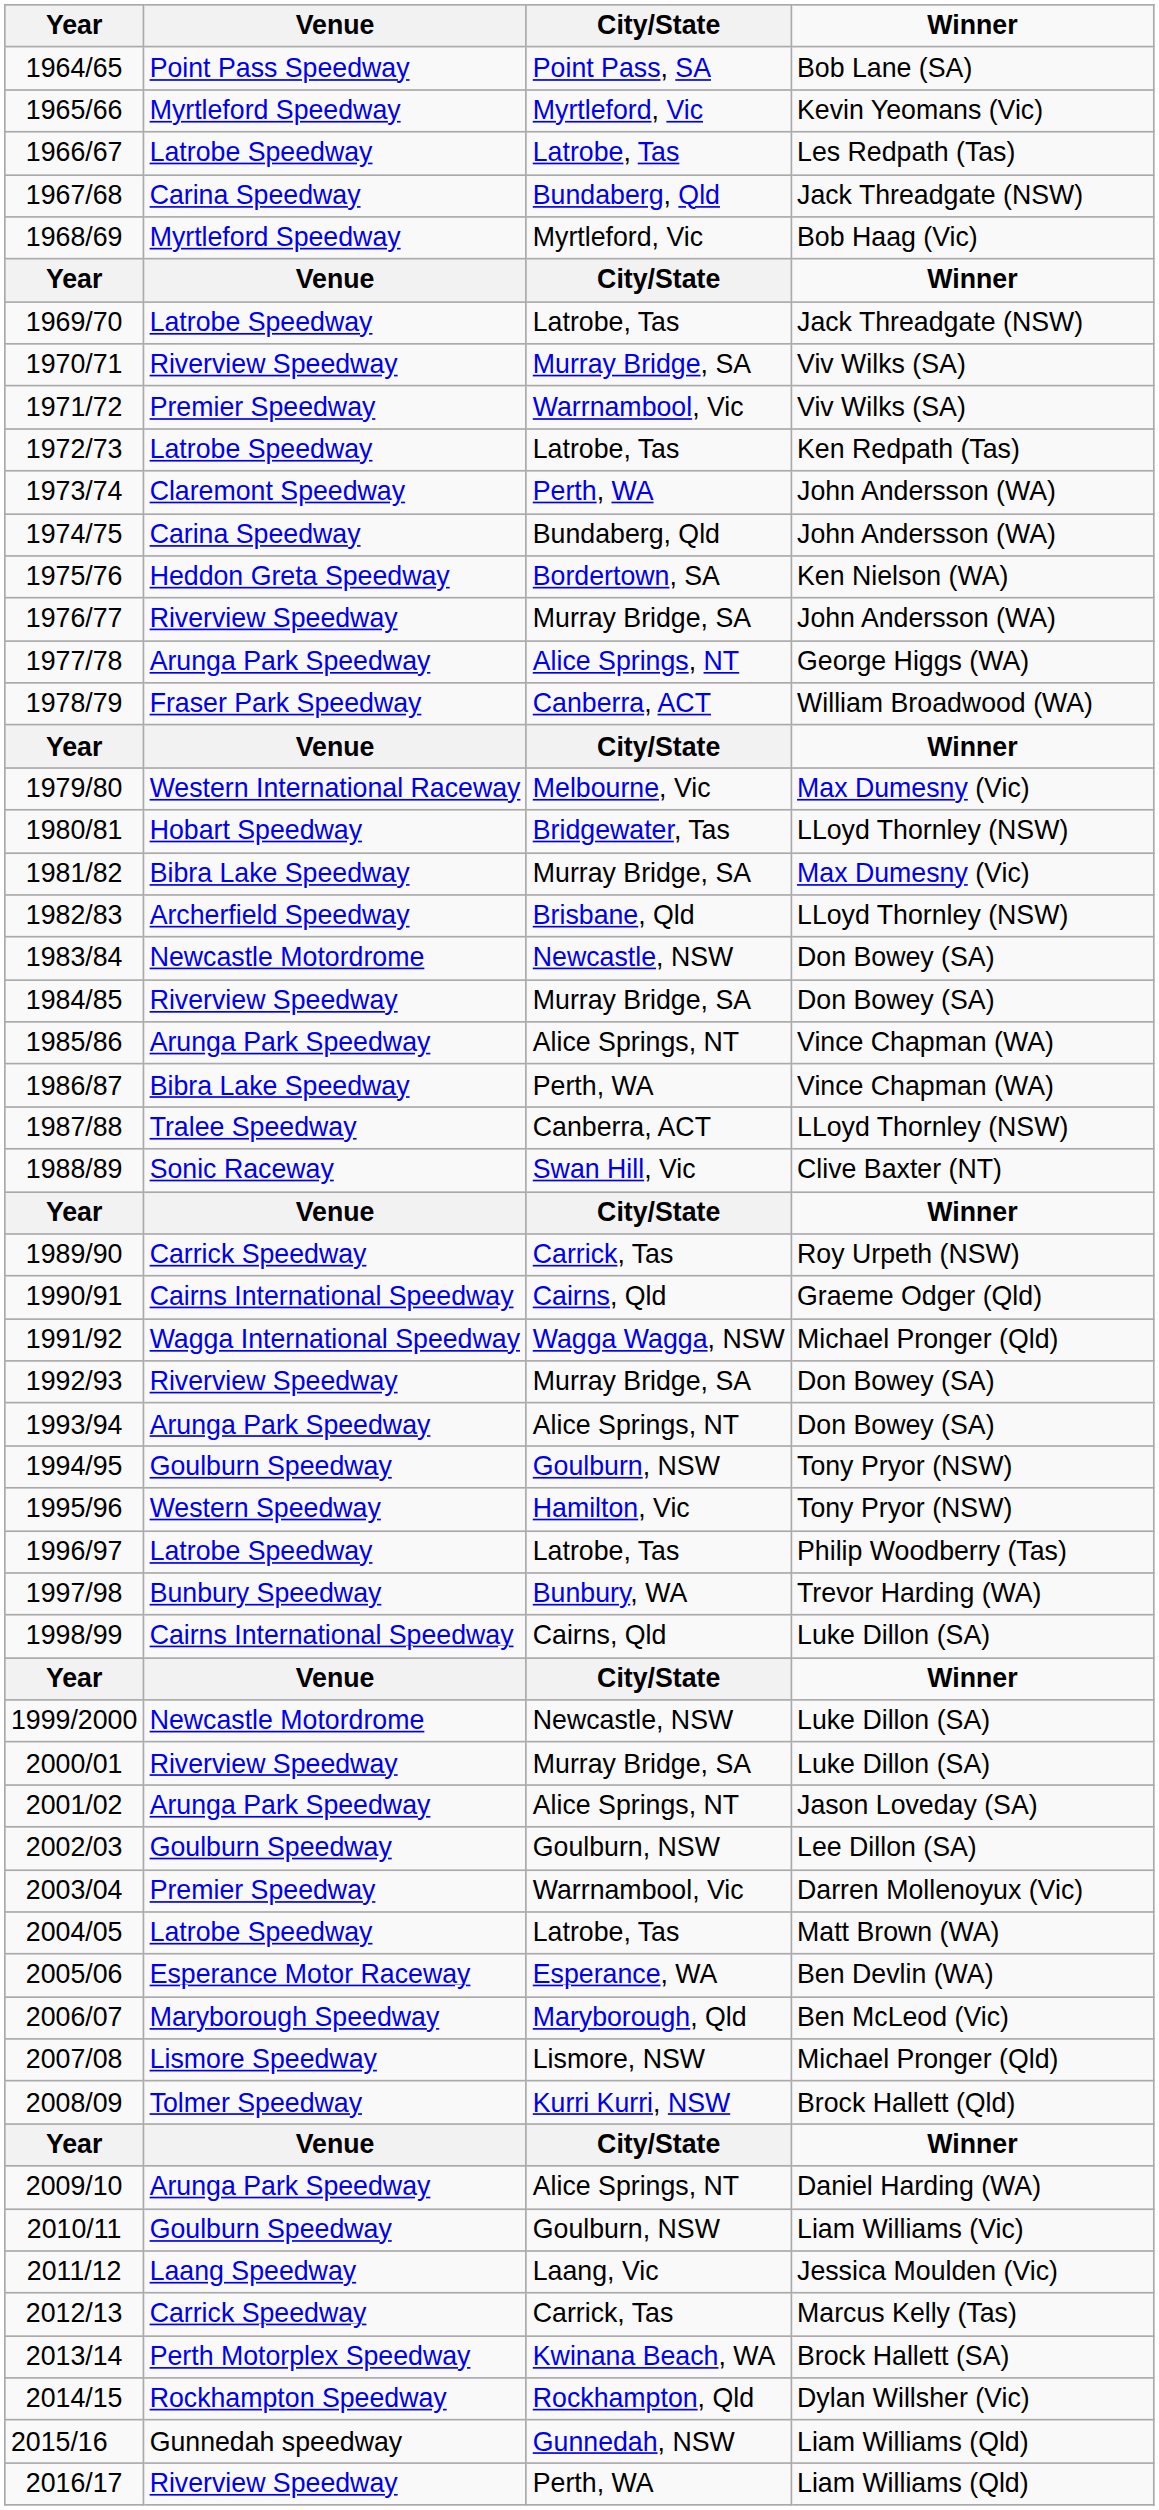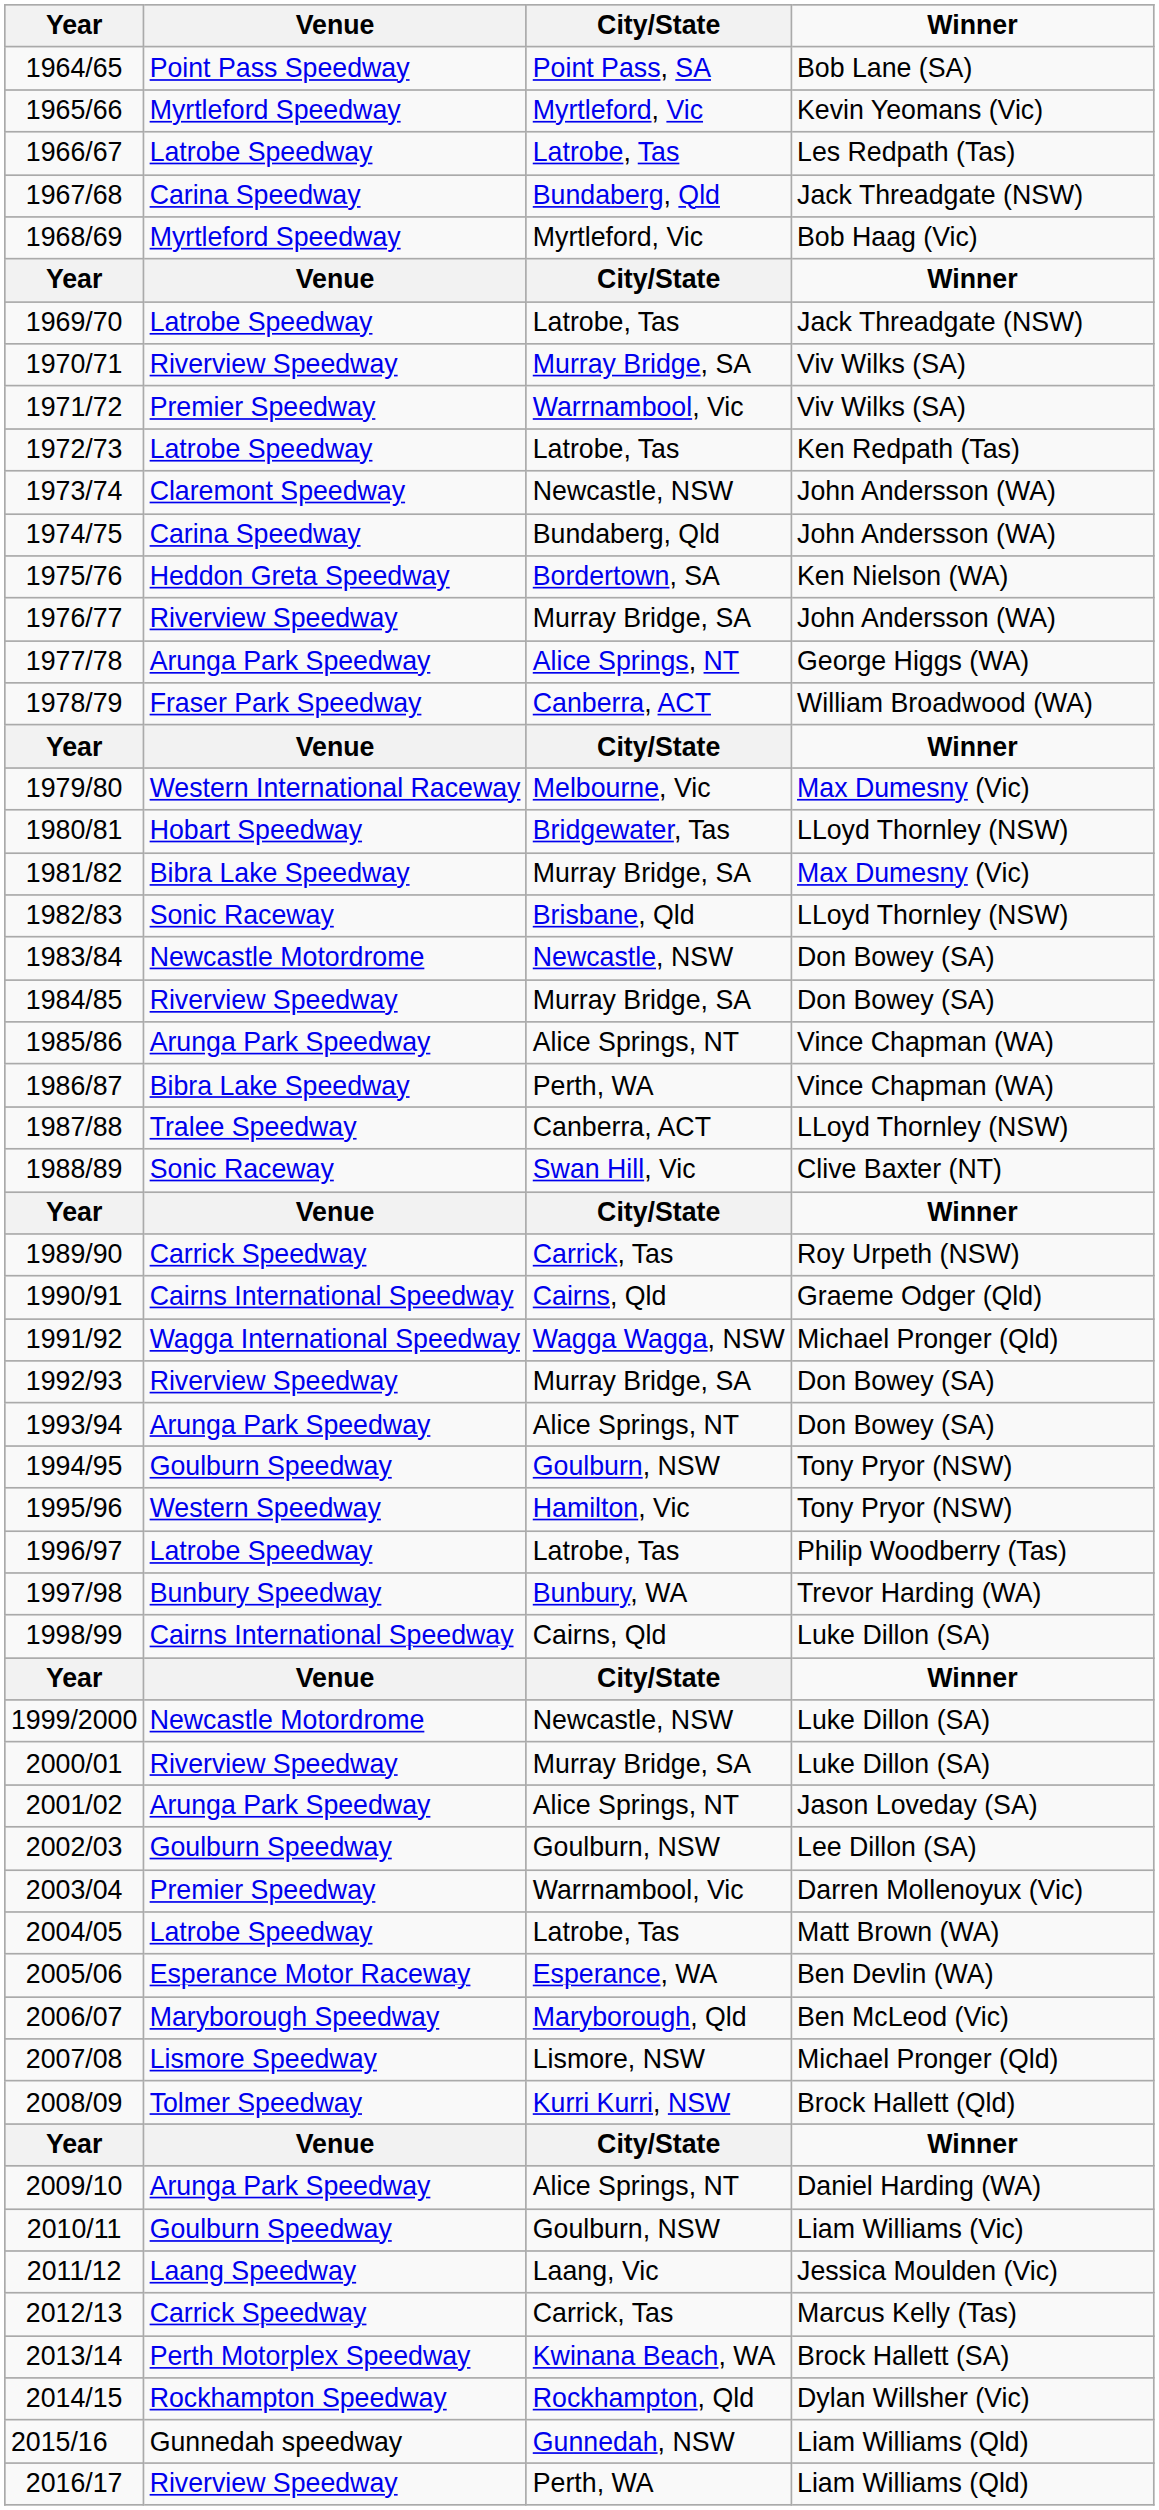(593, 491) Perth, WA -> (633, 491) Newcastle, NSW
(280, 915) Archerfield Speedway -> (242, 915) Sonic Raceway
